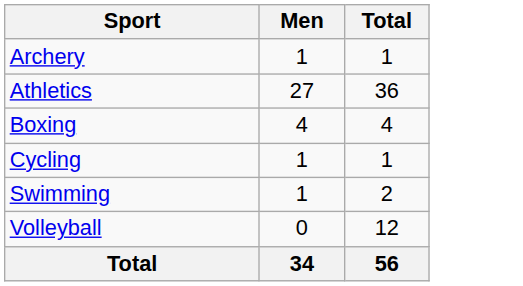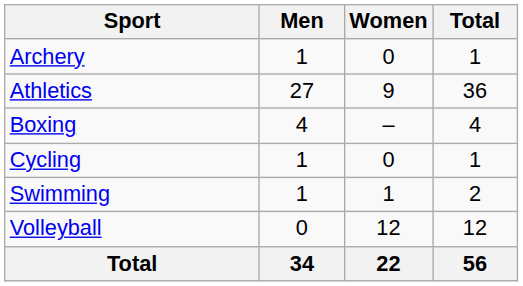+ column: (388, 21)
